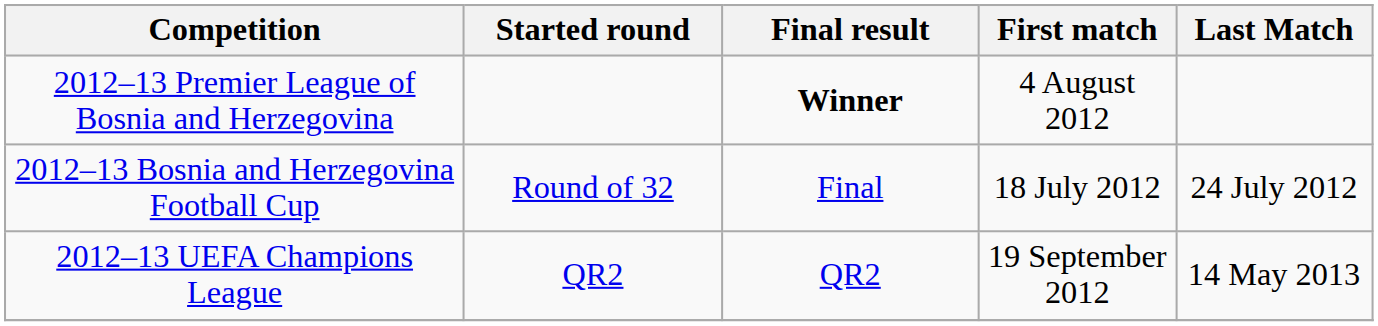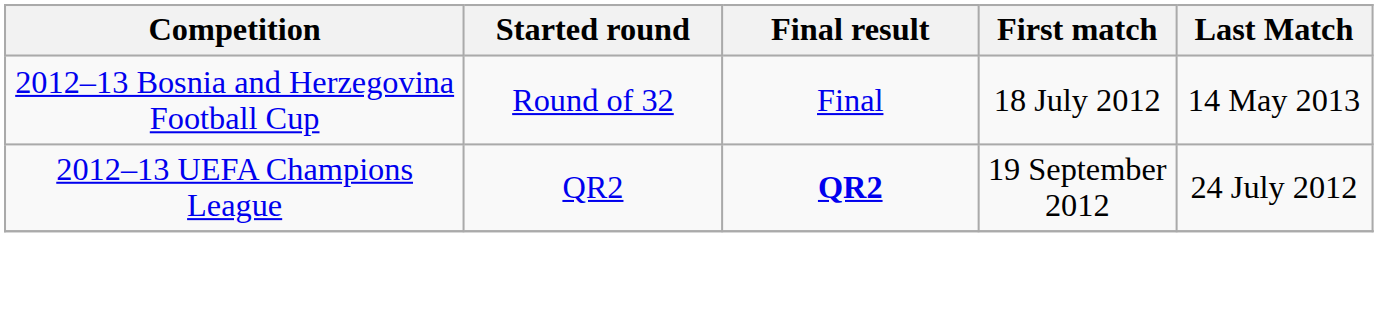- row: (235, 99)
(1274, 187) 24 July 2012 -> (1274, 99) 14 May 2013
(850, 274) normal -> (850, 187) bold
(1274, 274) 14 May 2013 -> (1274, 187) 24 July 2012
